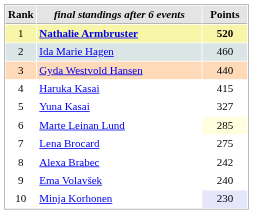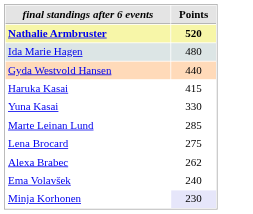- column: (21, 14)
(225, 52) 460 -> (194, 52) 480
(225, 107) 327 -> (194, 107) 330
(225, 125) lightyellow background -> (194, 125) no background
(225, 162) 242 -> (194, 162) 262
